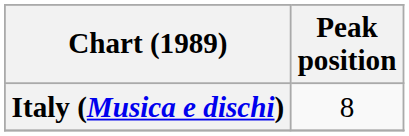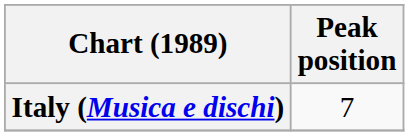(347, 106) 8 -> (347, 106) 7
